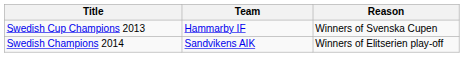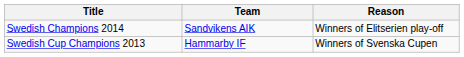rows swapped: (65, 44) <-> (76, 28)
